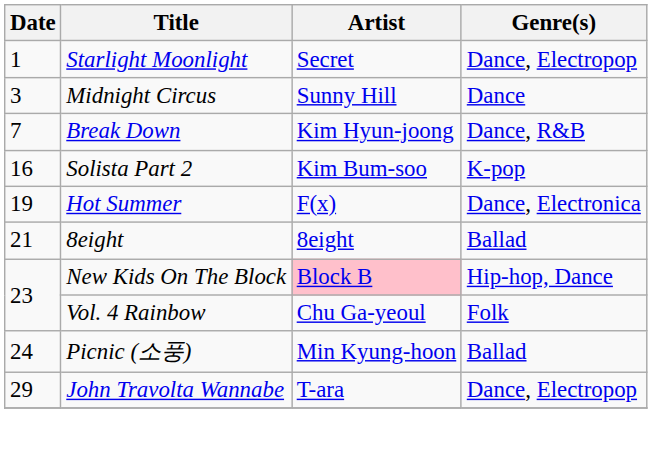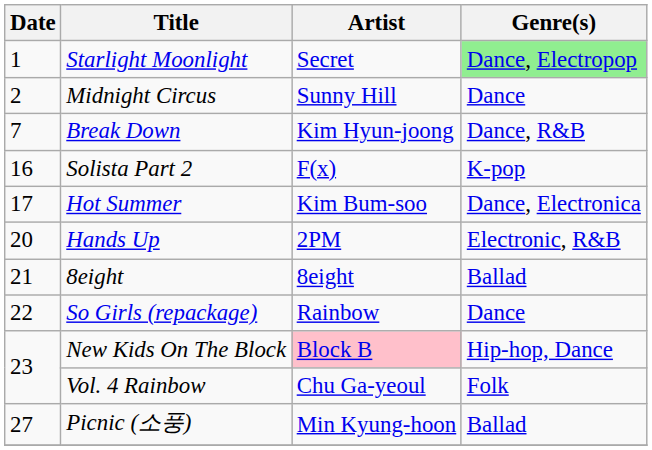(552, 58) no background -> (552, 58) lightgreen background
(16, 95) 3 -> (16, 95) 2
(362, 167) Kim Bum-soo -> (316, 167) F(x)
(21, 204) 19 -> (21, 204) 17
(316, 204) F(x) -> (362, 204) Kim Bum-soo
+ row: (113, 240)
+ row: (162, 312)
(21, 351) 24 -> (21, 423) 27
- row: (175, 389)
